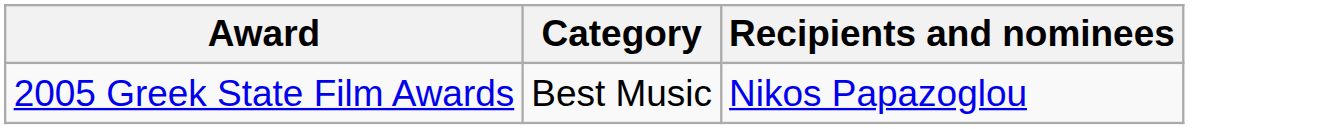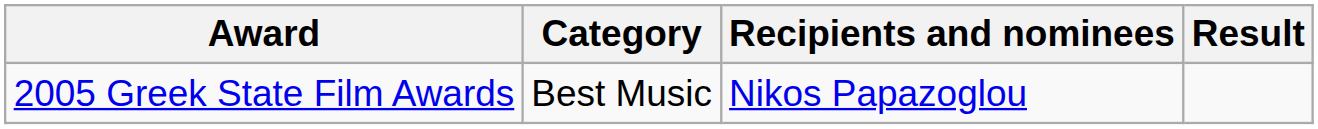+ column: (1248, 33)
